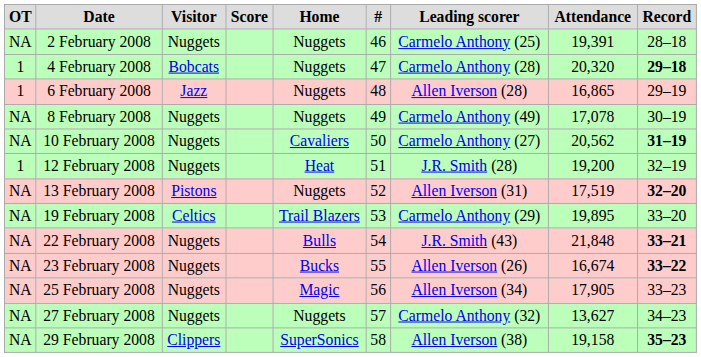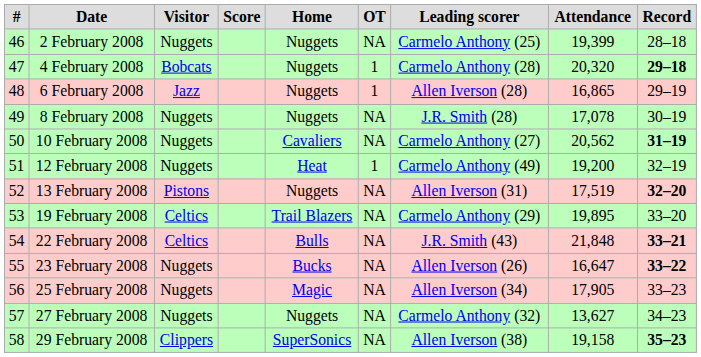columns swapped: (378, 16) <-> (20, 16)
(593, 41) 19,391 -> (593, 41) 19,399
(469, 116) Carmelo Anthony (49) -> (469, 116) J.R. Smith (28)
(469, 166) J.R. Smith (28) -> (469, 166) Carmelo Anthony (49)
(194, 240) Nuggets -> (186, 240) Celtics
(593, 265) 16,674 -> (593, 265) 16,647
